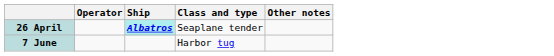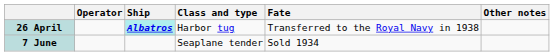+ column: (279, 12)
(220, 28) Seaplane tender -> (206, 28) Harbor tug
(206, 43) Harbor tug -> (220, 43) Seaplane tender
